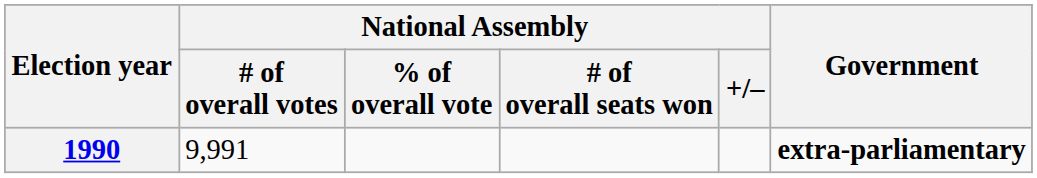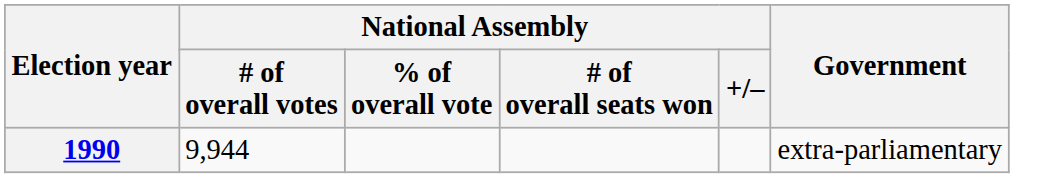(217, 149) 9,991 -> (217, 149) 9,944
(902, 149) bold -> (890, 149) normal
